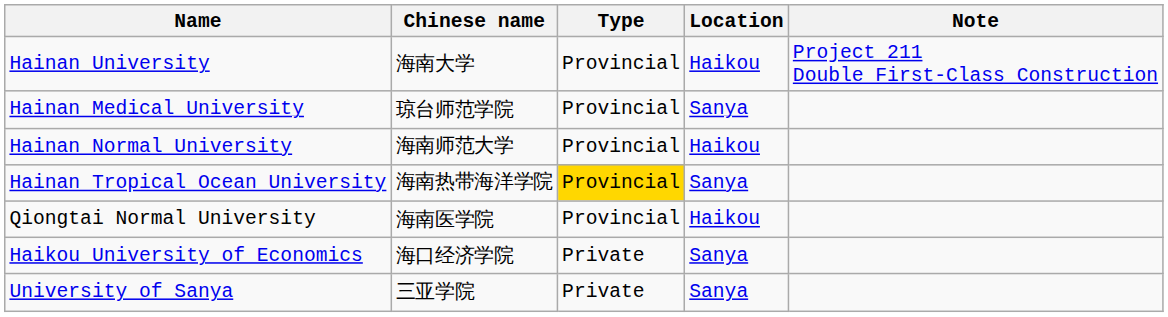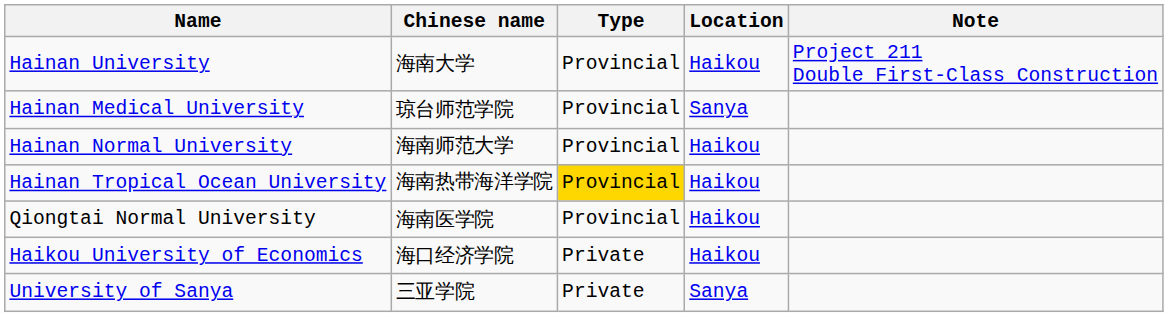(719, 183) Sanya -> (725, 183) Haikou
(719, 256) Sanya -> (725, 256) Haikou
